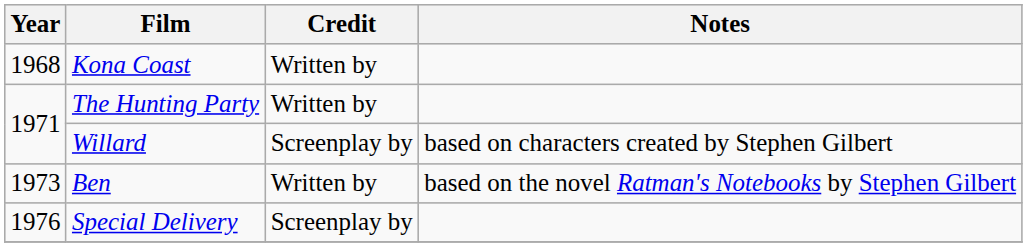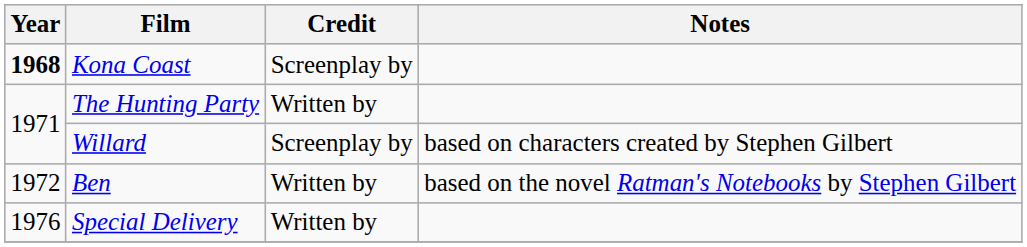(35, 63) normal -> (35, 63) bold
(324, 63) Written by -> (342, 63) Screenplay by
(35, 182) 1973 -> (35, 182) 1972
(342, 222) Screenplay by -> (324, 222) Written by
